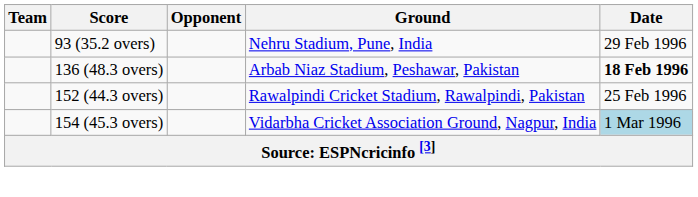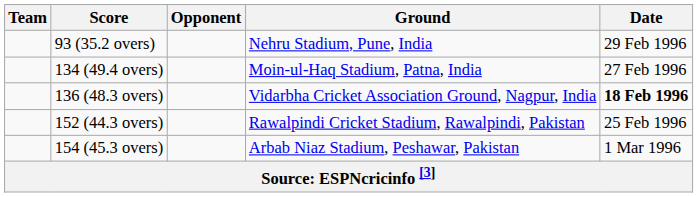+ row: (109, 69)
(384, 69) Arbab Niaz Stadium, Peshawar, Pakistan -> (423, 95) Vidarbha Cricket Association Ground, Nagpur, India
(423, 122) Vidarbha Cricket Association Ground, Nagpur, India -> (384, 148) Arbab Niaz Stadium, Peshawar, Pakistan
(642, 122) lightblue background -> (642, 148) no background
